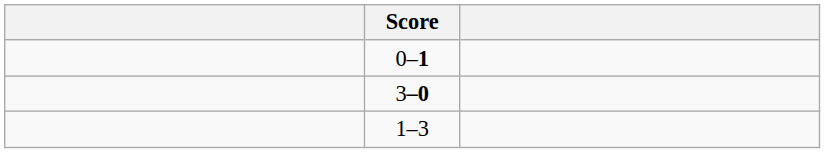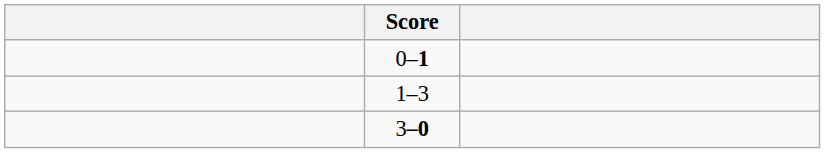rows swapped: (412, 128) <-> (412, 93)
